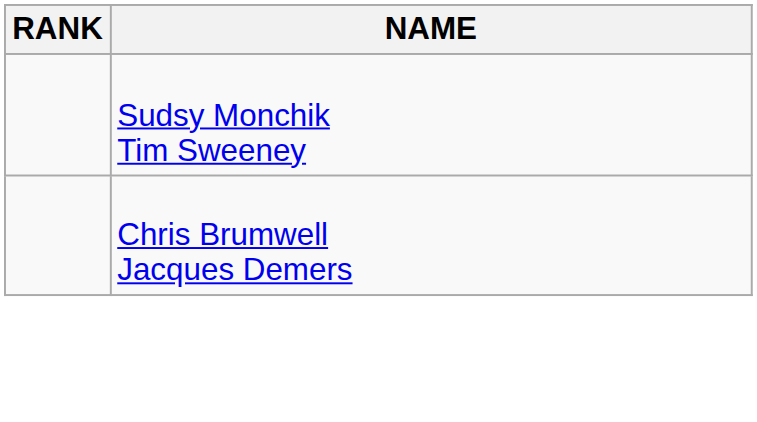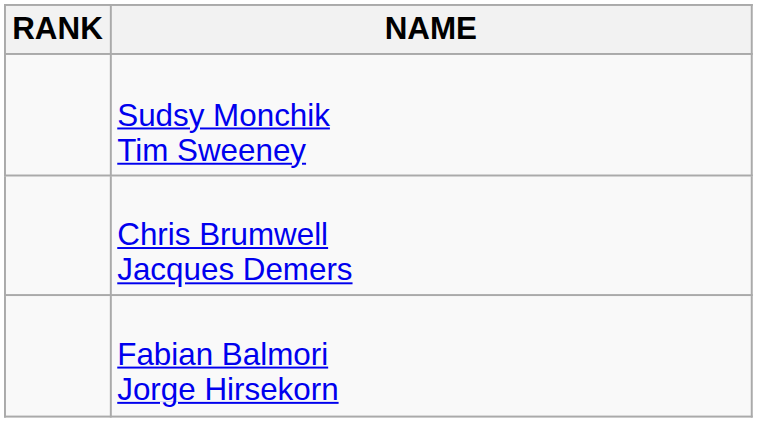+ row: (228, 372)
